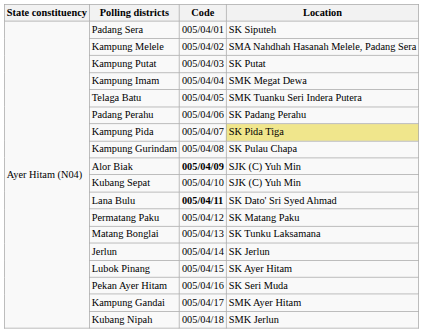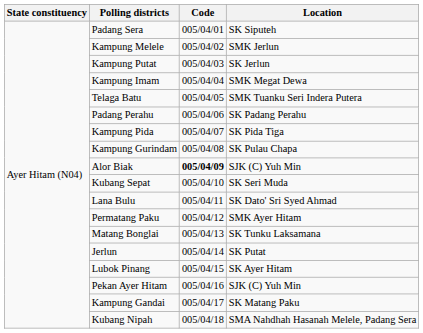(323, 46) SMA Nahdhah Hasanah Melele, Padang Sera -> (254, 46) SMK Jerlun
(247, 63) SK Putat -> (249, 63) SK Jerlun
(256, 131) khaki background -> (256, 131) no background
(265, 183) SJK (C) Yuh Min -> (258, 183) SK Seri Muda
(203, 200) bold -> (203, 200) normal
(264, 217) SK Matang Paku -> (265, 217) SMK Ayer Hitam
(249, 251) SK Jerlun -> (247, 251) SK Putat
(258, 285) SK Seri Muda -> (265, 285) SJK (C) Yuh Min
(265, 302) SMK Ayer Hitam -> (264, 302) SK Matang Paku
(254, 319) SMK Jerlun -> (323, 319) SMA Nahdhah Hasanah Melele, Padang Sera
